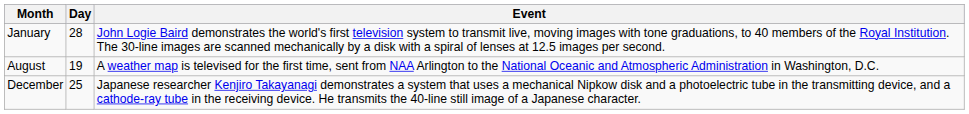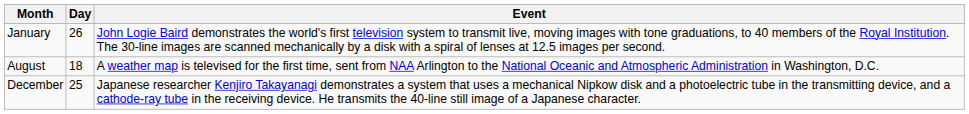(76, 33) 28 -> (76, 33) 26
(76, 66) 19 -> (76, 66) 18
